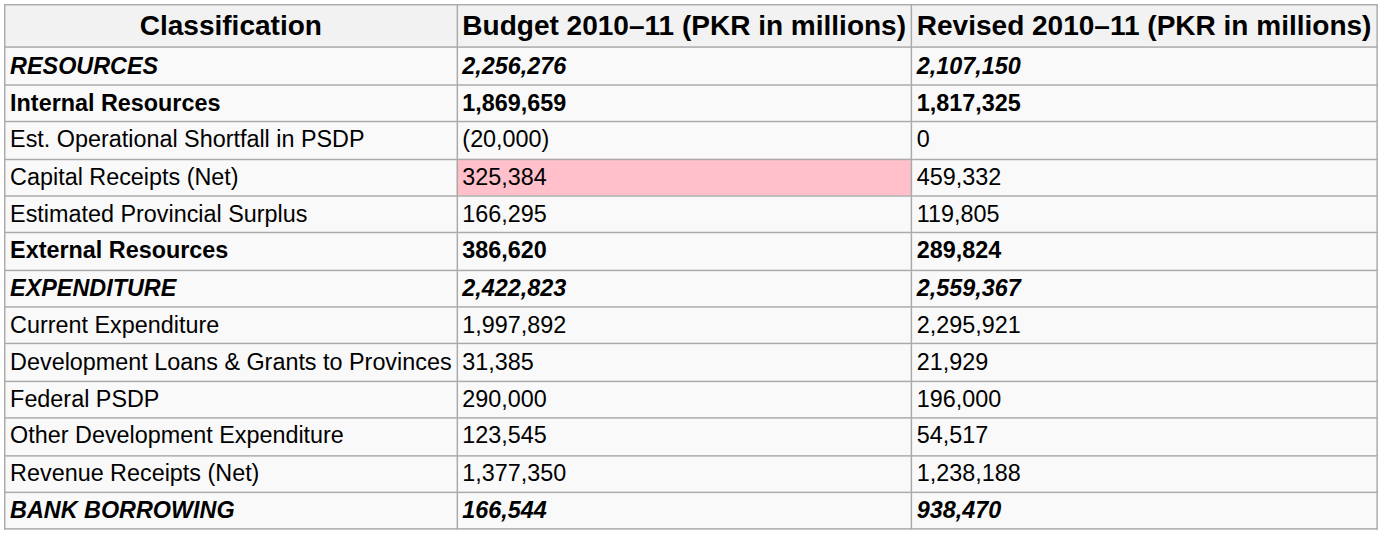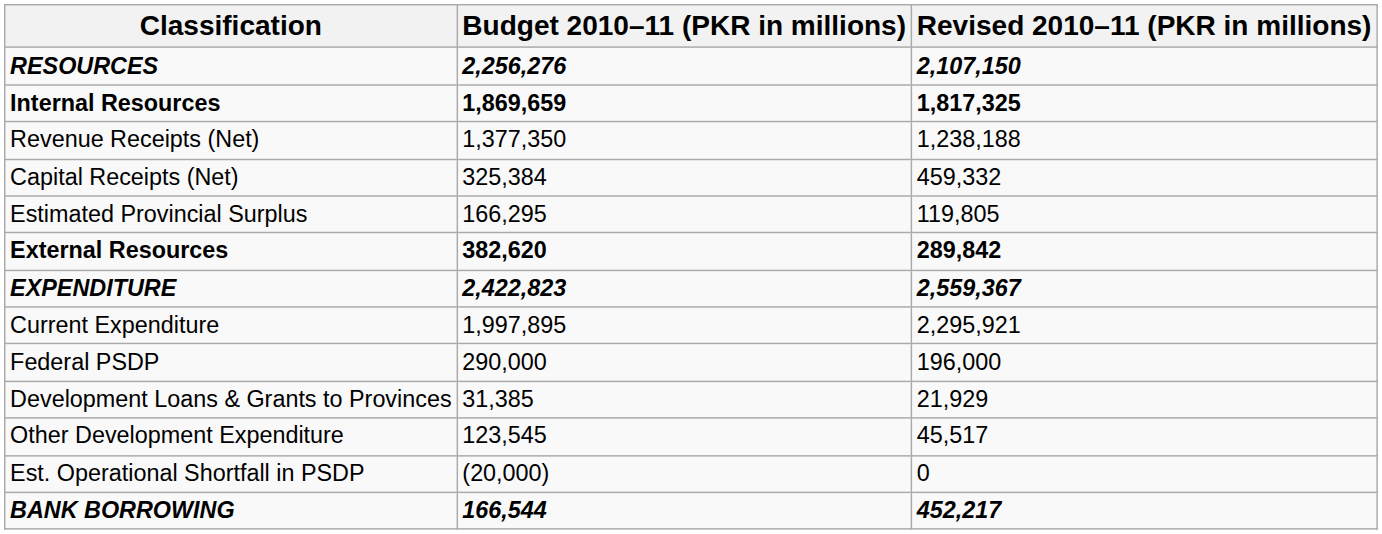rows swapped: (135, 473) <-> (187, 140)
(505, 177) pink background -> (505, 177) no background
(505, 251) 386,620 -> (505, 251) 382,620
(959, 251) 289,824 -> (959, 251) 289,842
(514, 325) 1,997,892 -> (514, 325) 1,997,895
rows swapped: (85, 399) <-> (231, 362)
(953, 436) 54,517 -> (953, 436) 45,517
(959, 510) 938,470 -> (959, 510) 452,217
